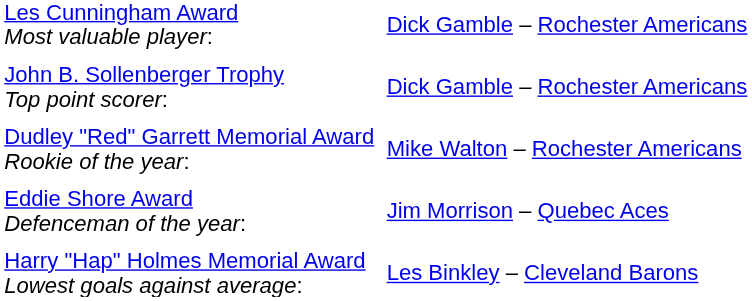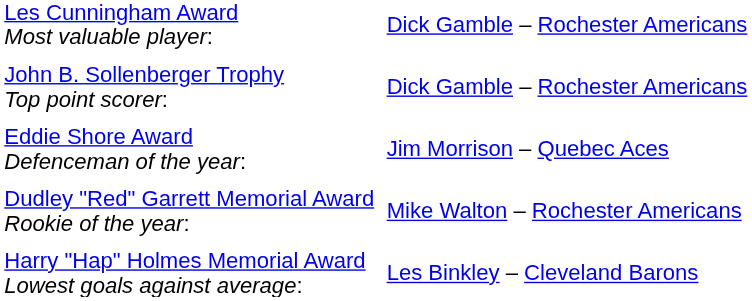rows swapped: (189, 149) <-> (125, 211)
